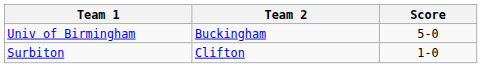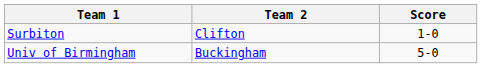rows swapped: (36, 53) <-> (71, 33)
